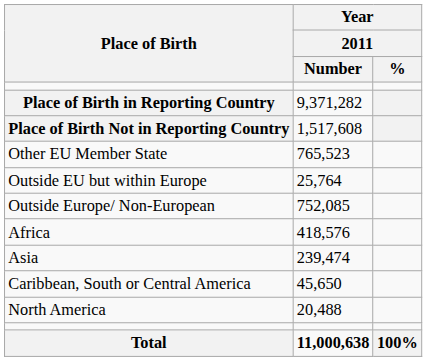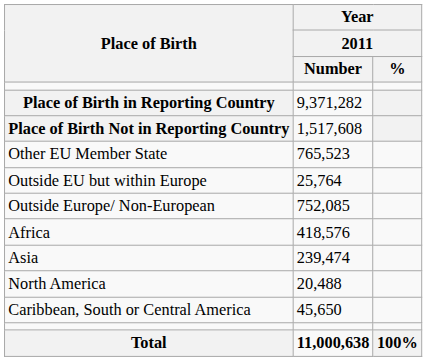rows swapped: (57, 309) <-> (130, 283)
